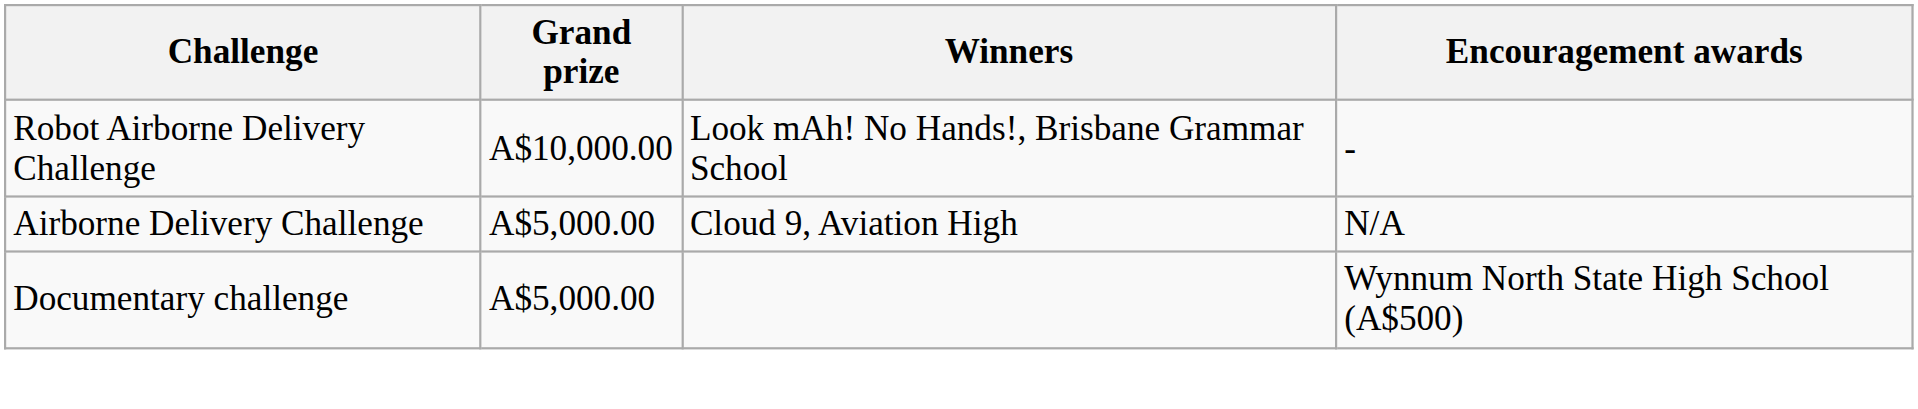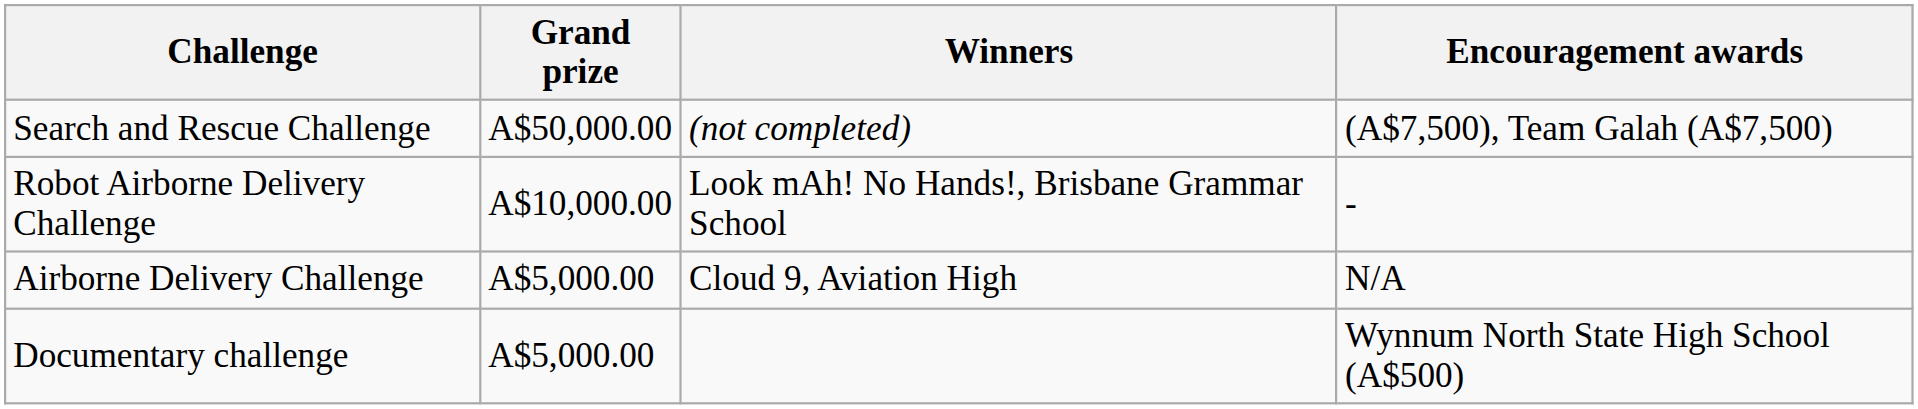+ row: (222, 127)
